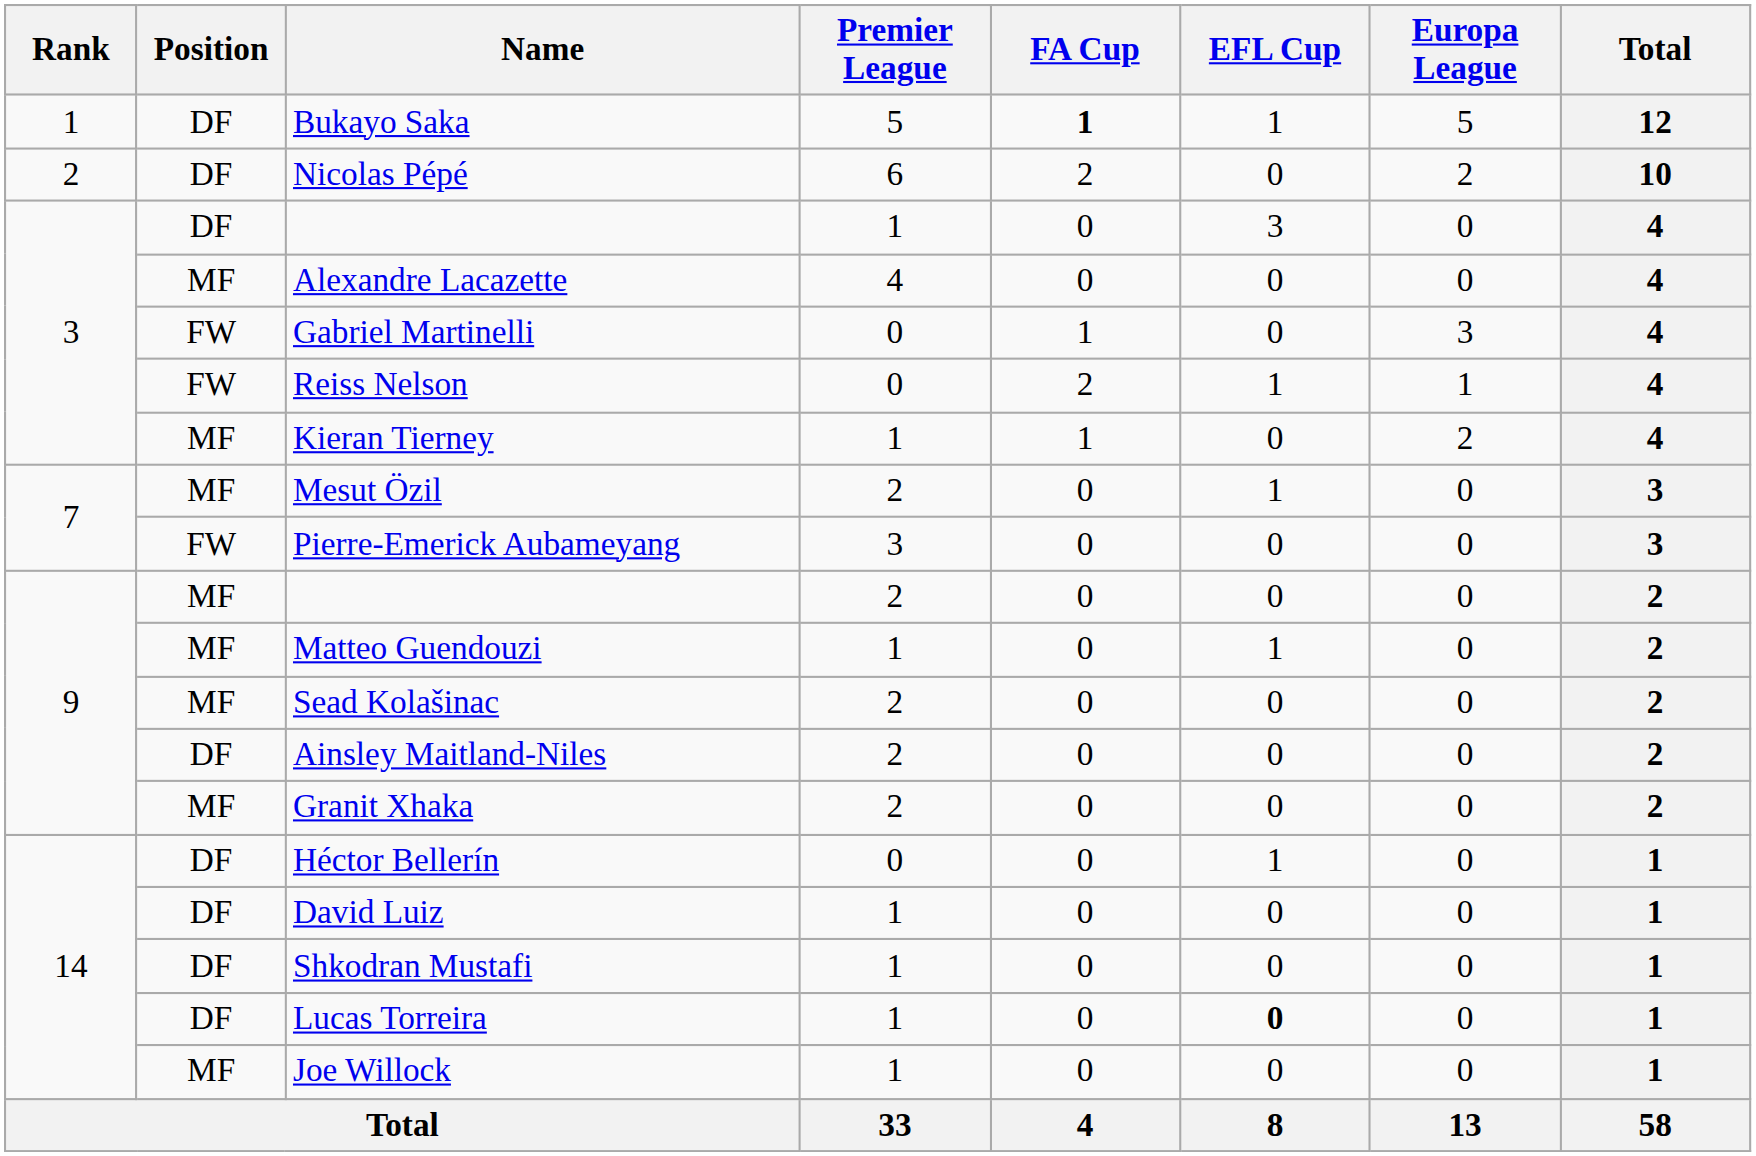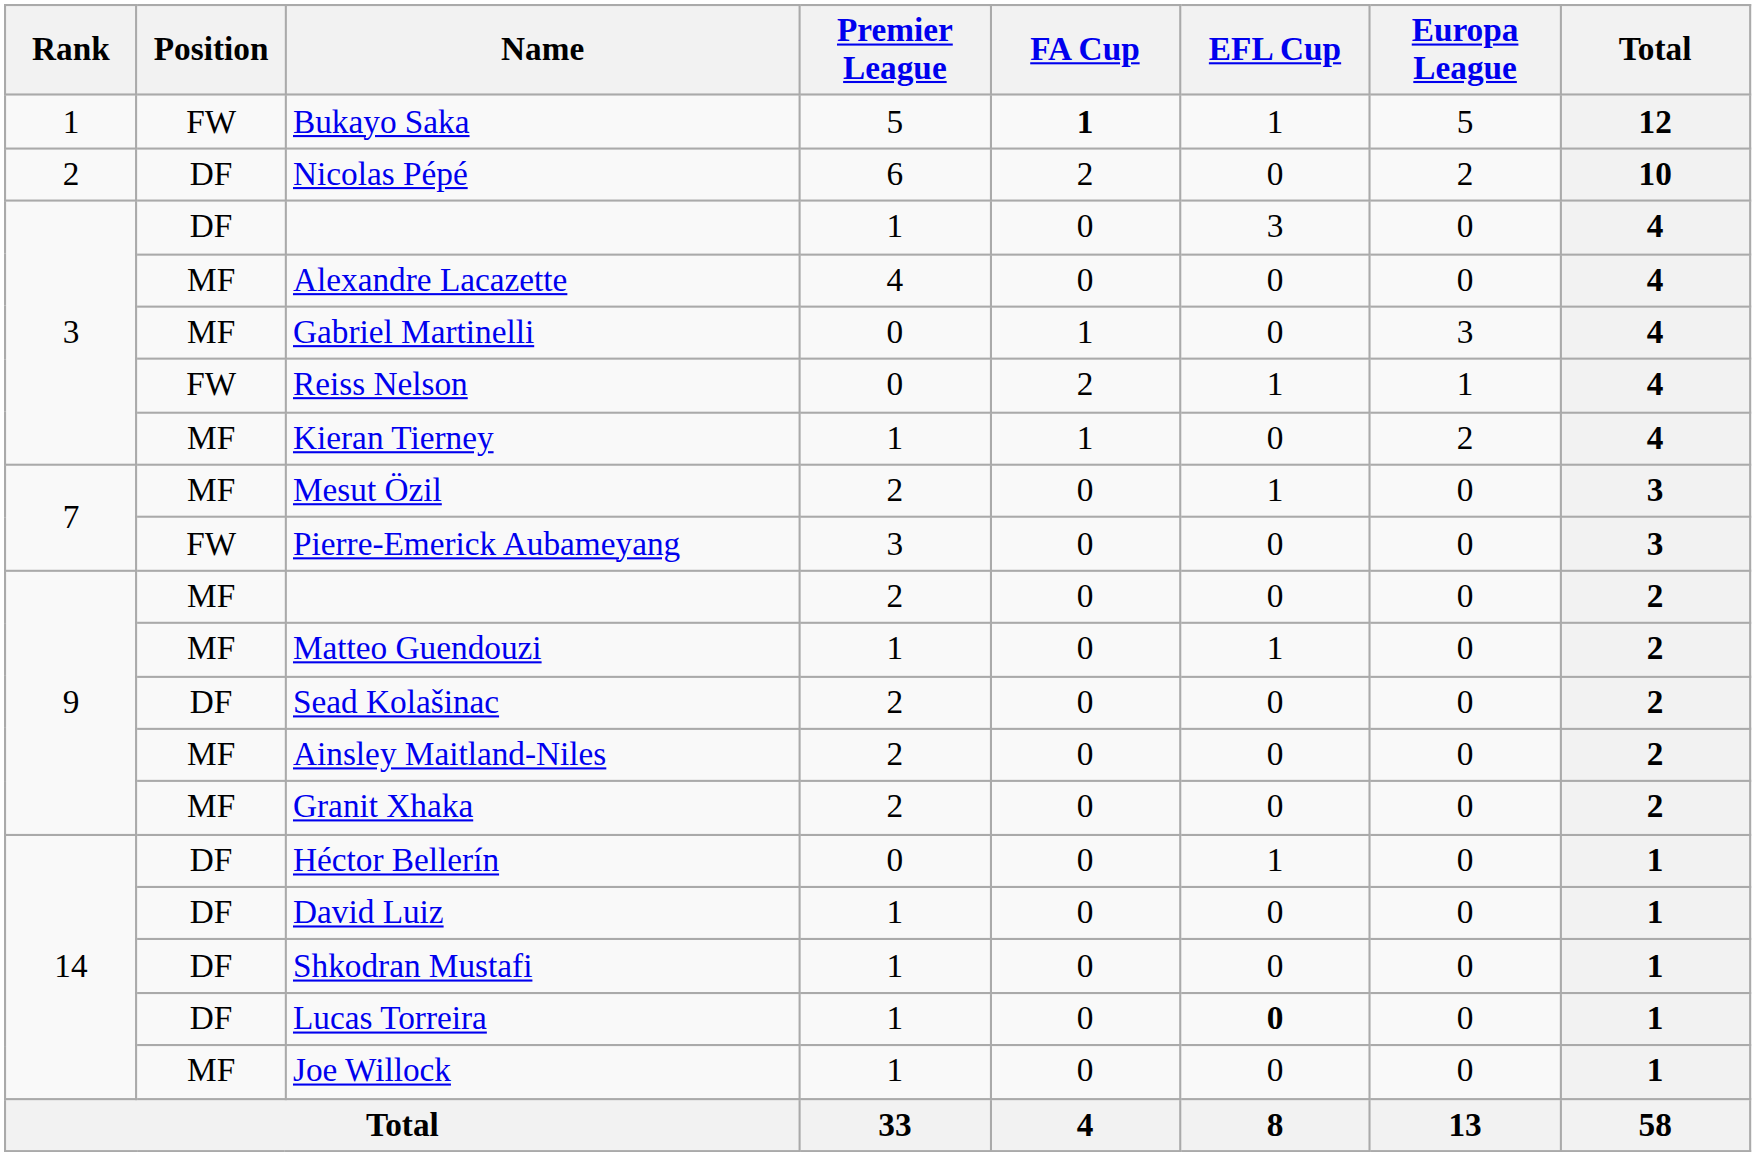(211, 121) DF -> (211, 121) FW
(211, 332) FW -> (211, 332) MF
(211, 701) MF -> (211, 701) DF
(211, 754) DF -> (211, 754) MF
